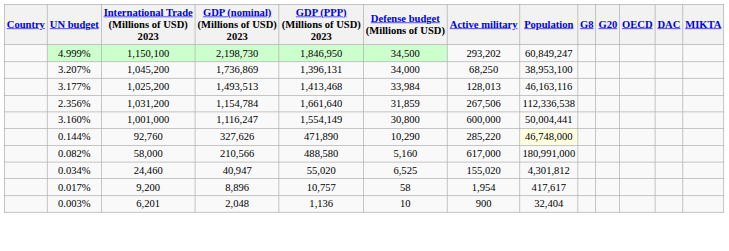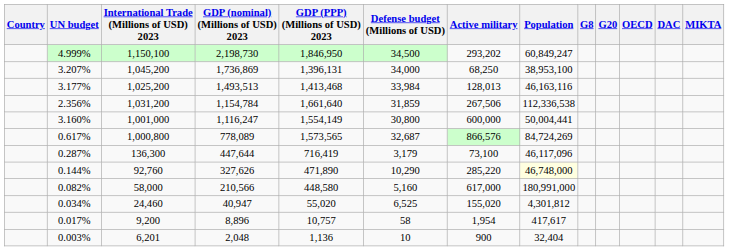+ row: (74, 137)
+ row: (74, 153)
(321, 153) 488,580 -> (321, 187) 448,580
